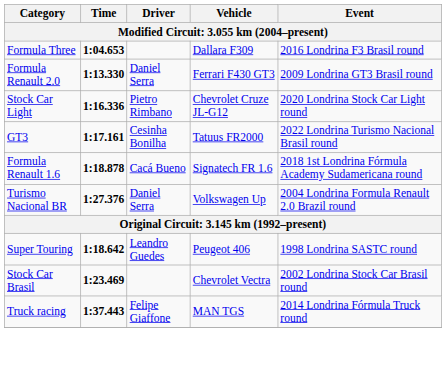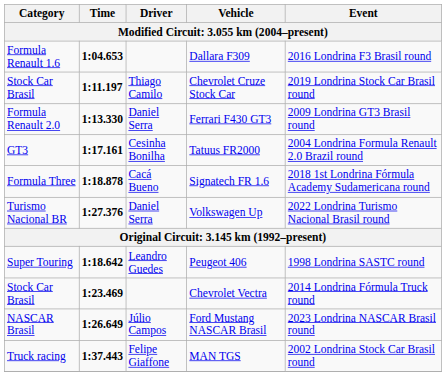(41, 50) Formula Three -> (34, 56) Formula Renault 1.6
+ row: (227, 87)
- row: (231, 106)
(357, 137) 2022 Londrina Turismo Nacional Brasil round -> (362, 150) 2004 Londrina Formula Renault 2.0 Brazil round
(34, 168) Formula Renault 1.6 -> (41, 181) Formula Three
(355, 199) 2004 Londrina Formula Renault 2.0 Brazil round -> (343, 212) 2022 Londrina Turismo Nacional Brasil round
(354, 280) 2002 Londrina Stock Car Brasil round -> (358, 293) 2014 Londrina Fórmula Truck round
+ row: (228, 324)
(350, 311) 2014 Londrina Fórmula Truck round -> (361, 355) 2002 Londrina Stock Car Brasil round
